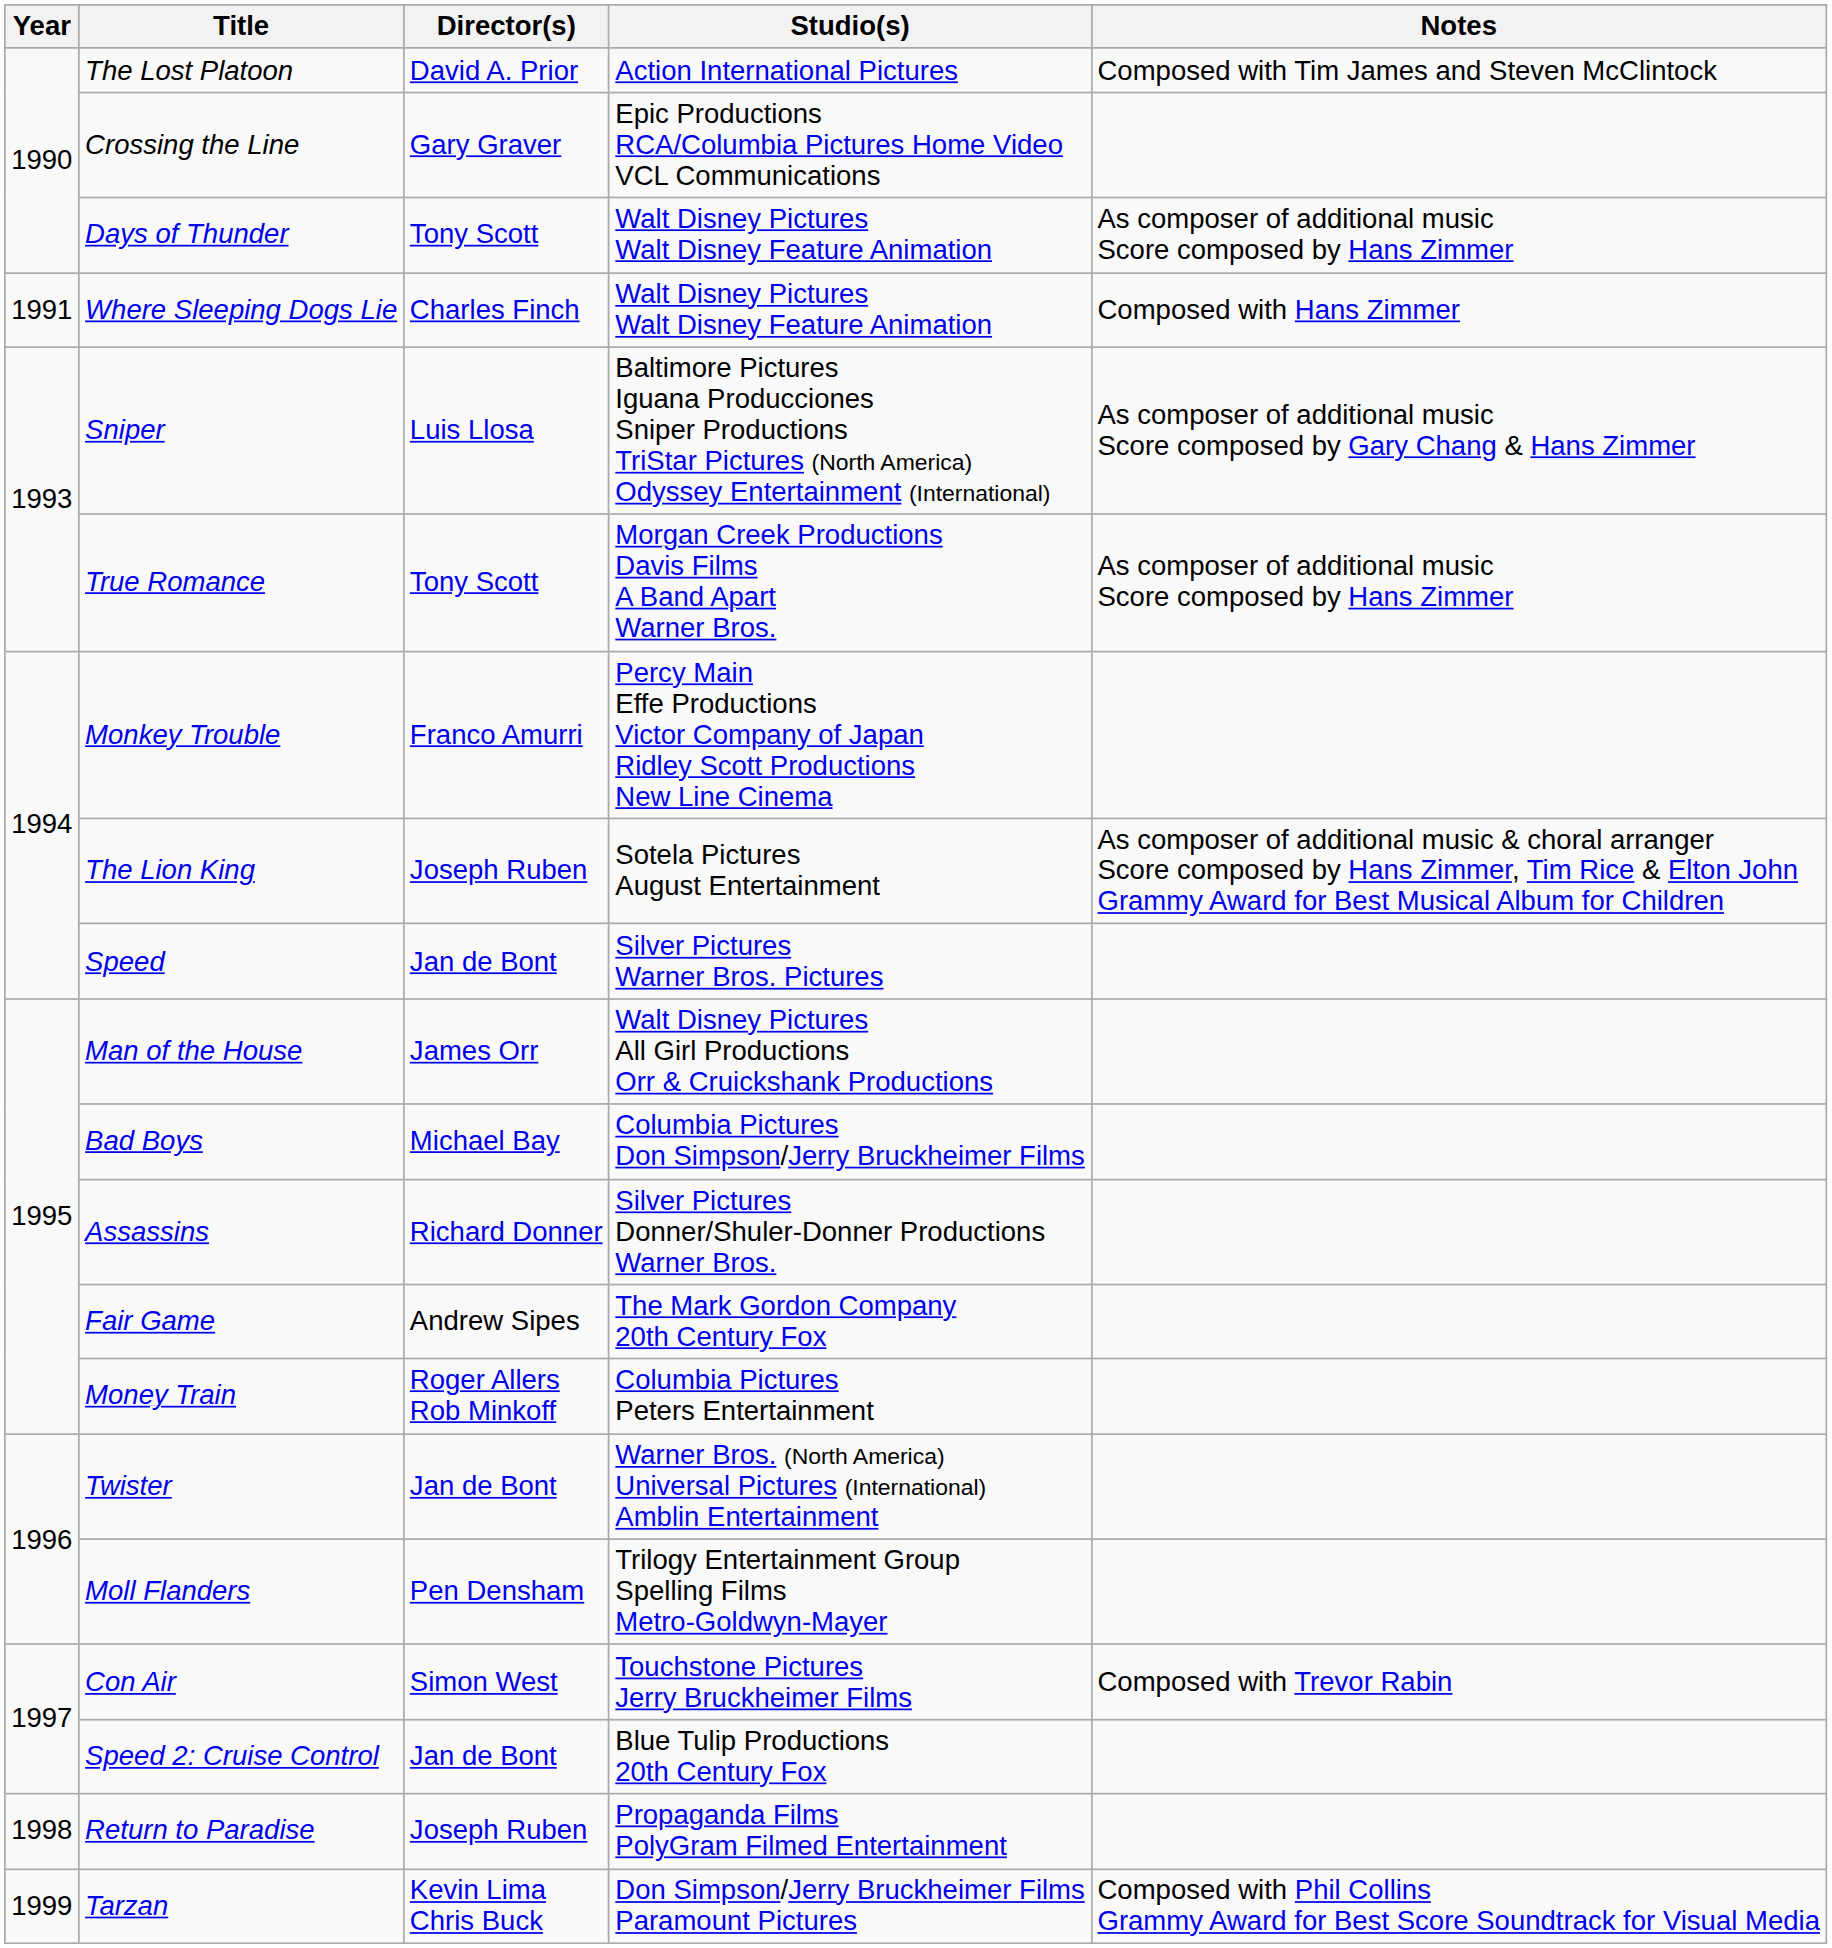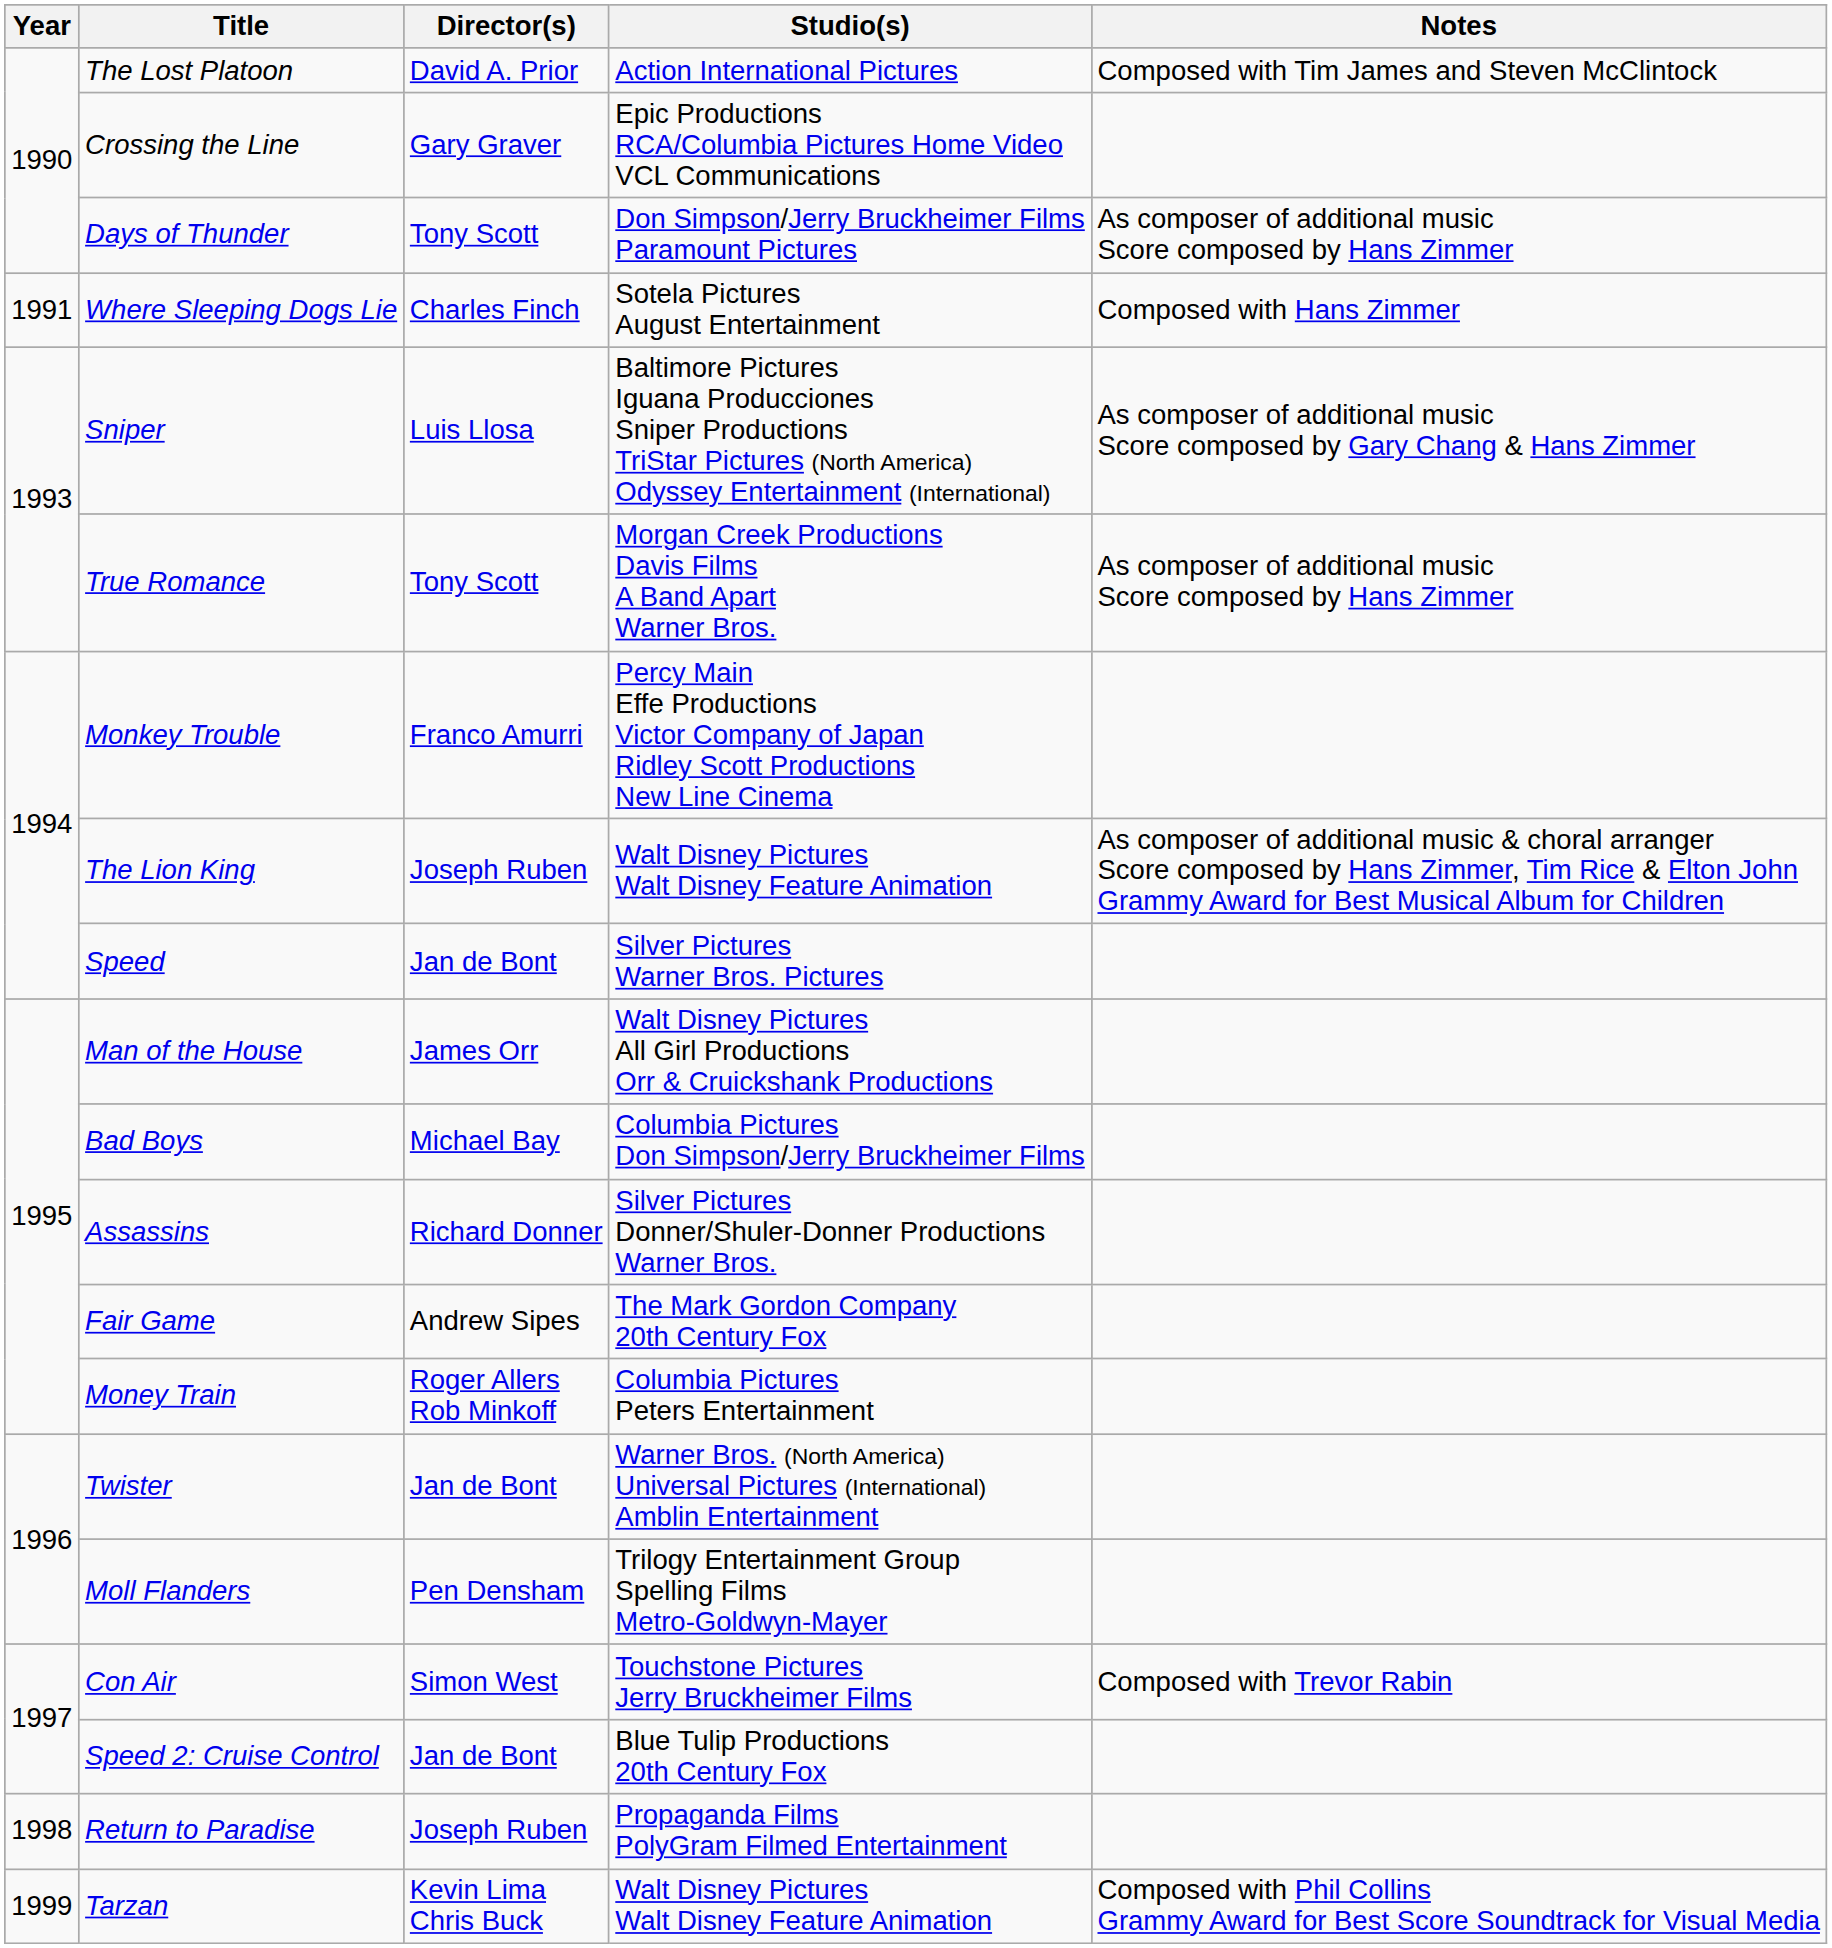(804, 234) Walt Disney Pictures Walt Disney Feature Animation -> (850, 234) Don Simpson/Jerry Bruckheimer Films Paramount Pictures
(804, 309) Walt Disney Pictures Walt Disney Feature Animation -> (748, 309) Sotela Pictures August Entertainment
(748, 870) Sotela Pictures August Entertainment -> (804, 870) Walt Disney Pictures Walt Disney Feature Animation
(850, 1905) Don Simpson/Jerry Bruckheimer Films Paramount Pictures -> (804, 1905) Walt Disney Pictures Walt Disney Feature Animation
